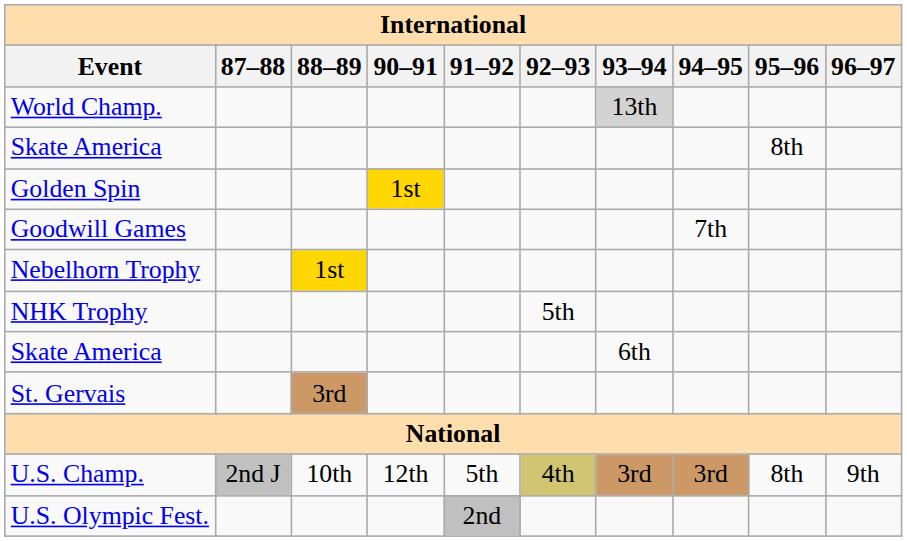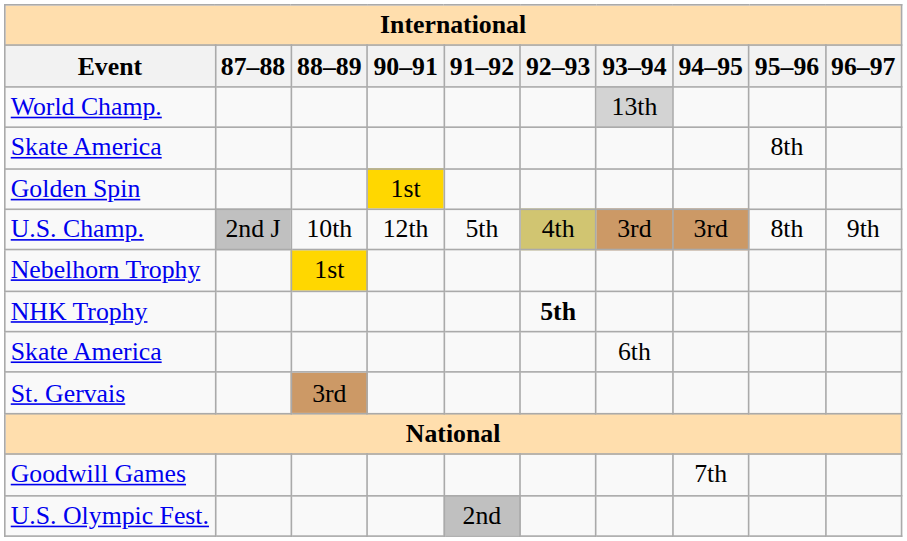rows swapped: (98, 229) <-> (77, 474)
(558, 310) normal -> (558, 310) bold
